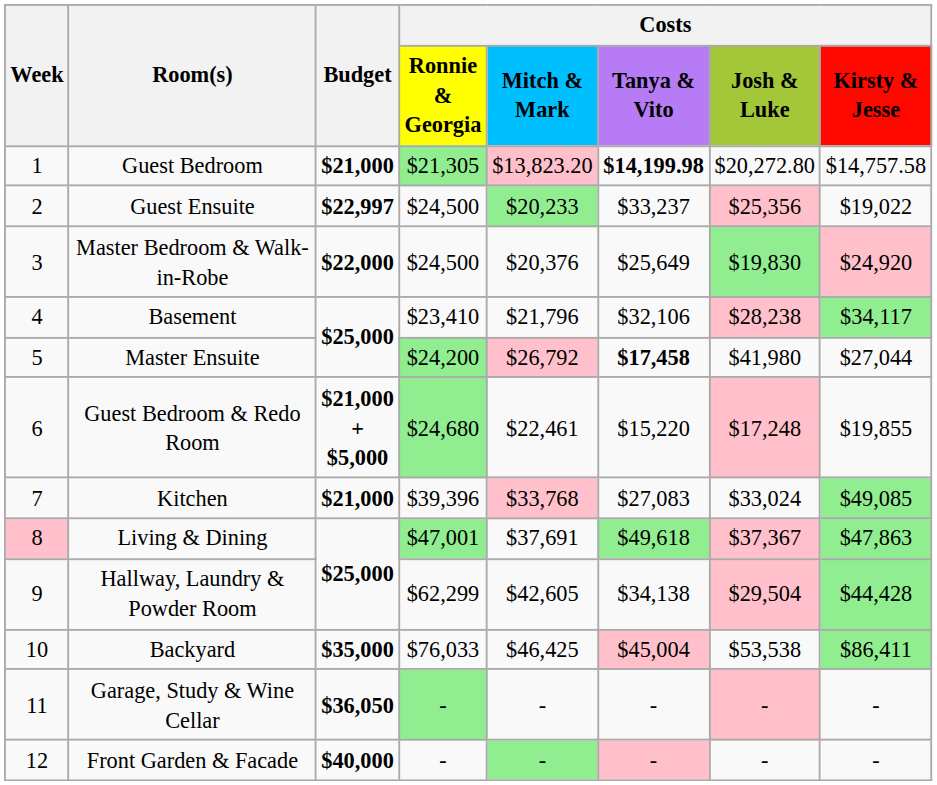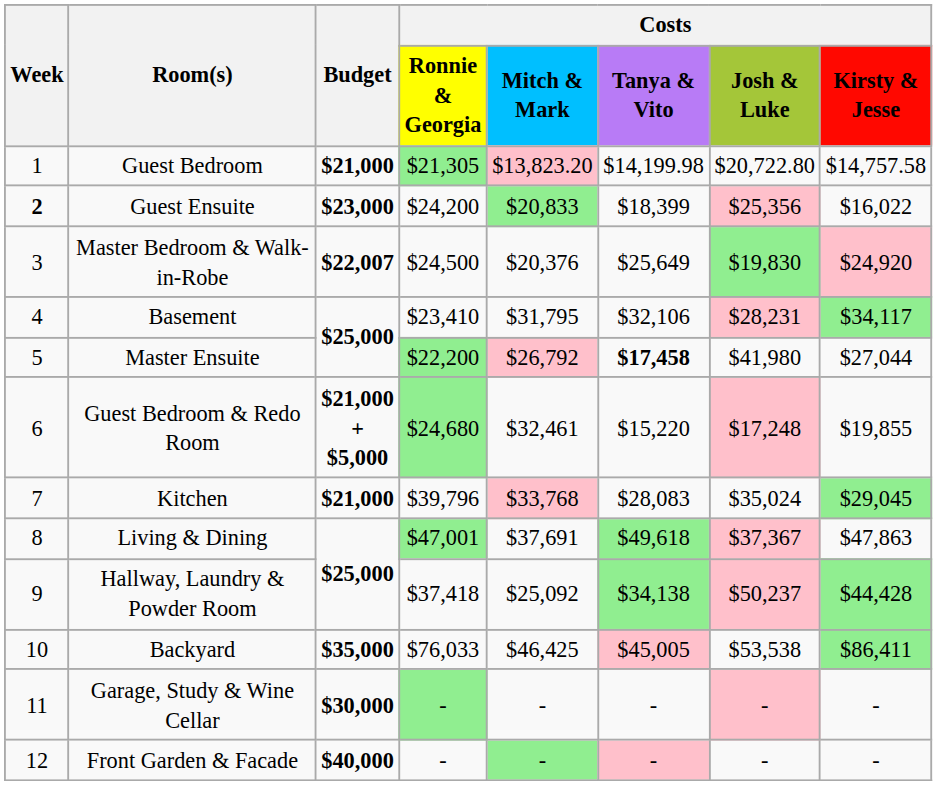(654, 166) bold -> (654, 166) normal
(765, 166) $20,272.80 -> (765, 166) $20,722.80
(37, 206) normal -> (37, 206) bold
(358, 206) $22,997 -> (358, 206) $23,000
(443, 206) $24,500 -> (443, 206) $24,200
(542, 206) $20,233 -> (542, 206) $20,833
(654, 206) $33,237 -> (654, 206) $18,399
(876, 206) $19,022 -> (876, 206) $16,022
(358, 262) $22,000 -> (358, 262) $22,007
(542, 317) $21,796 -> (542, 317) $31,795
(765, 317) $28,238 -> (765, 317) $28,231
(443, 358) $24,200 -> (443, 358) $22,200
(542, 428) $22,461 -> (542, 428) $32,461
(443, 498) $39,396 -> (443, 498) $39,796
(654, 498) $27,083 -> (654, 498) $28,083
(765, 498) $33,024 -> (765, 498) $35,024
(876, 498) $49,085 -> (876, 498) $29,045
(37, 539) pink background -> (37, 539) no background
(876, 539) lightgreen background -> (876, 539) no background
(443, 594) $62,299 -> (443, 594) $37,418
(542, 594) $42,605 -> (542, 594) $25,092
(654, 594) no background -> (654, 594) lightgreen background
(765, 594) $29,504 -> (765, 594) $50,237
(654, 649) $45,004 -> (654, 649) $45,005
(358, 705) $36,050 -> (358, 705) $30,000
